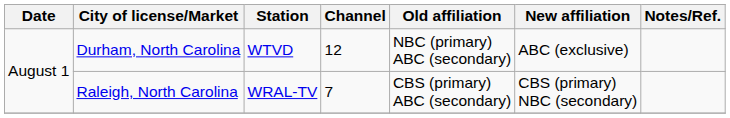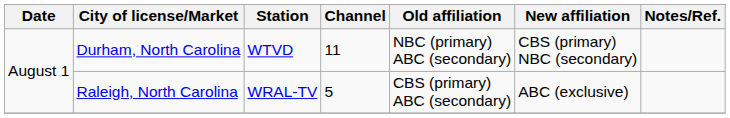(333, 50) 12 -> (333, 50) 11
(573, 50) ABC (exclusive) -> (578, 50) CBS (primary) NBC (secondary)
(329, 92) 7 -> (329, 92) 5
(578, 92) CBS (primary) NBC (secondary) -> (573, 92) ABC (exclusive)
